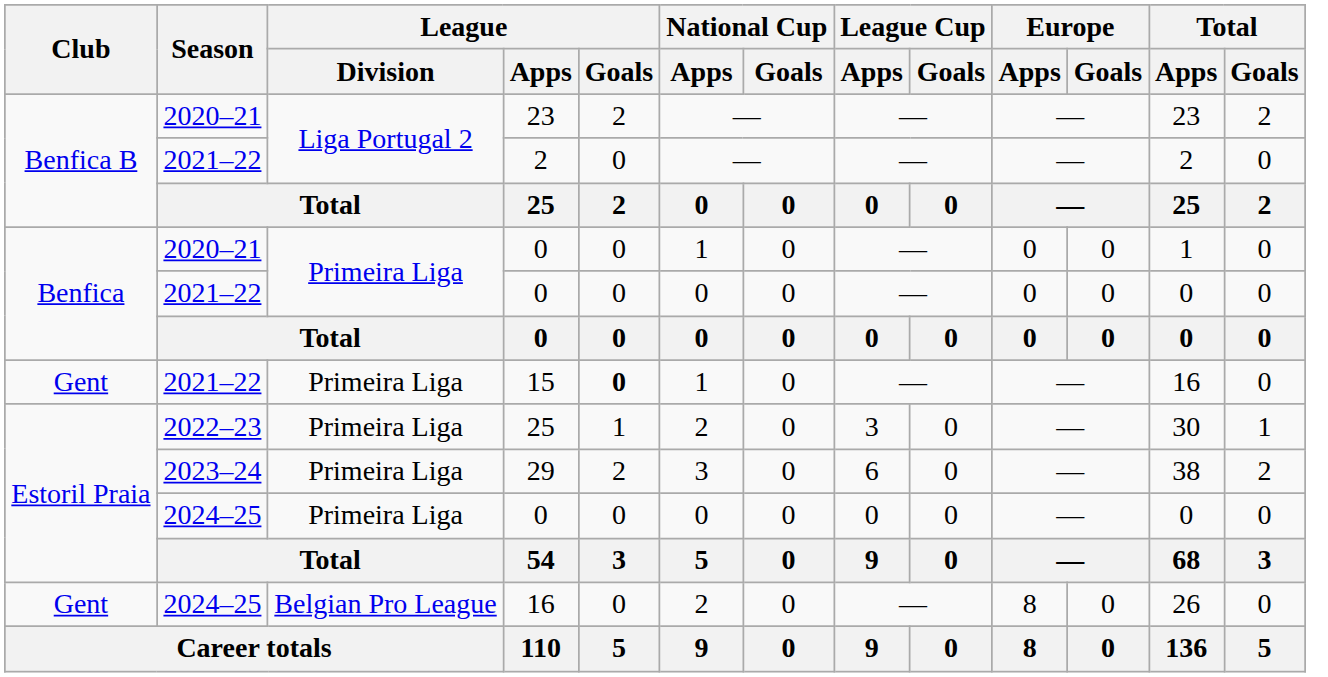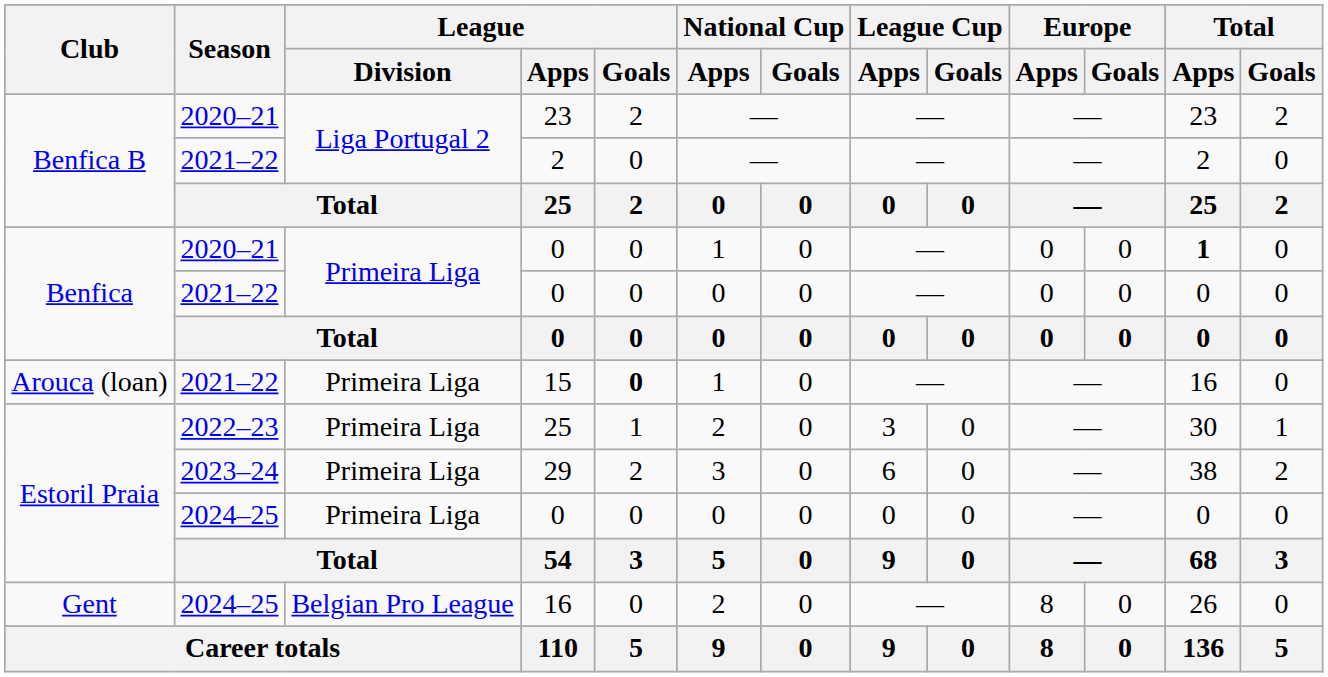(1186, 248) normal -> (1203, 248) bold
(81, 381) Gent -> (89, 381) Arouca (loan)
